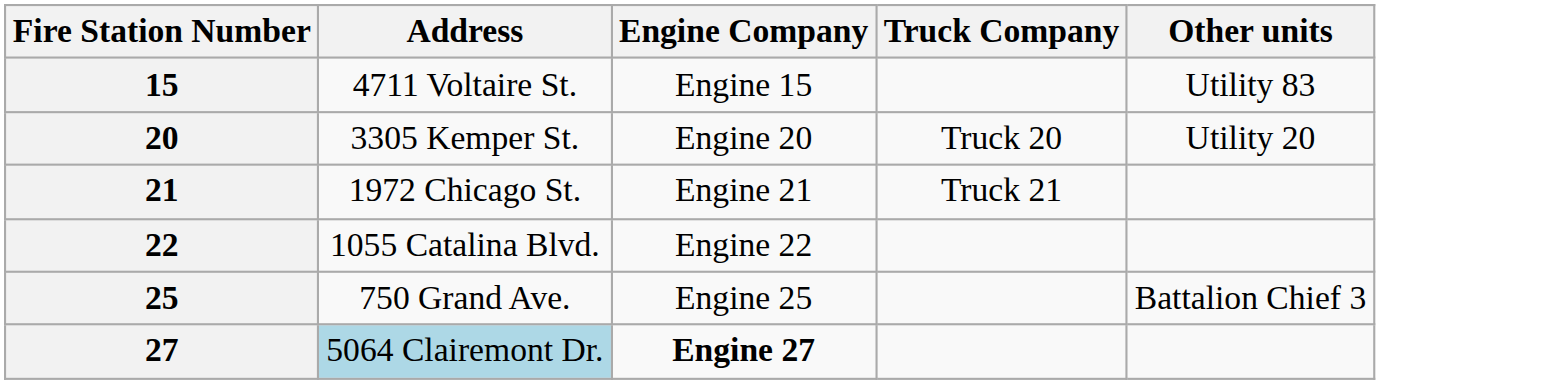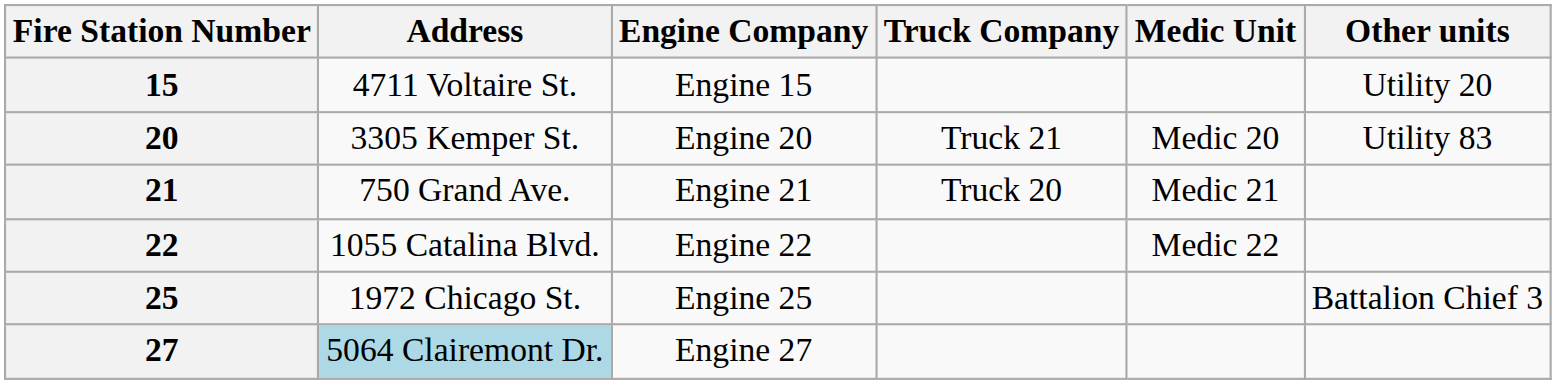+ column: (1216, 31)
(1250, 84) Utility 83 -> (1427, 84) Utility 20
(1002, 137) Truck 20 -> (1002, 137) Truck 21
(1250, 137) Utility 20 -> (1427, 137) Utility 83
(465, 191) 1972 Chicago St. -> (465, 191) 750 Grand Ave.
(1002, 191) Truck 21 -> (1002, 191) Truck 20
(465, 297) 750 Grand Ave. -> (465, 297) 1972 Chicago St.
(744, 350) bold -> (744, 350) normal
